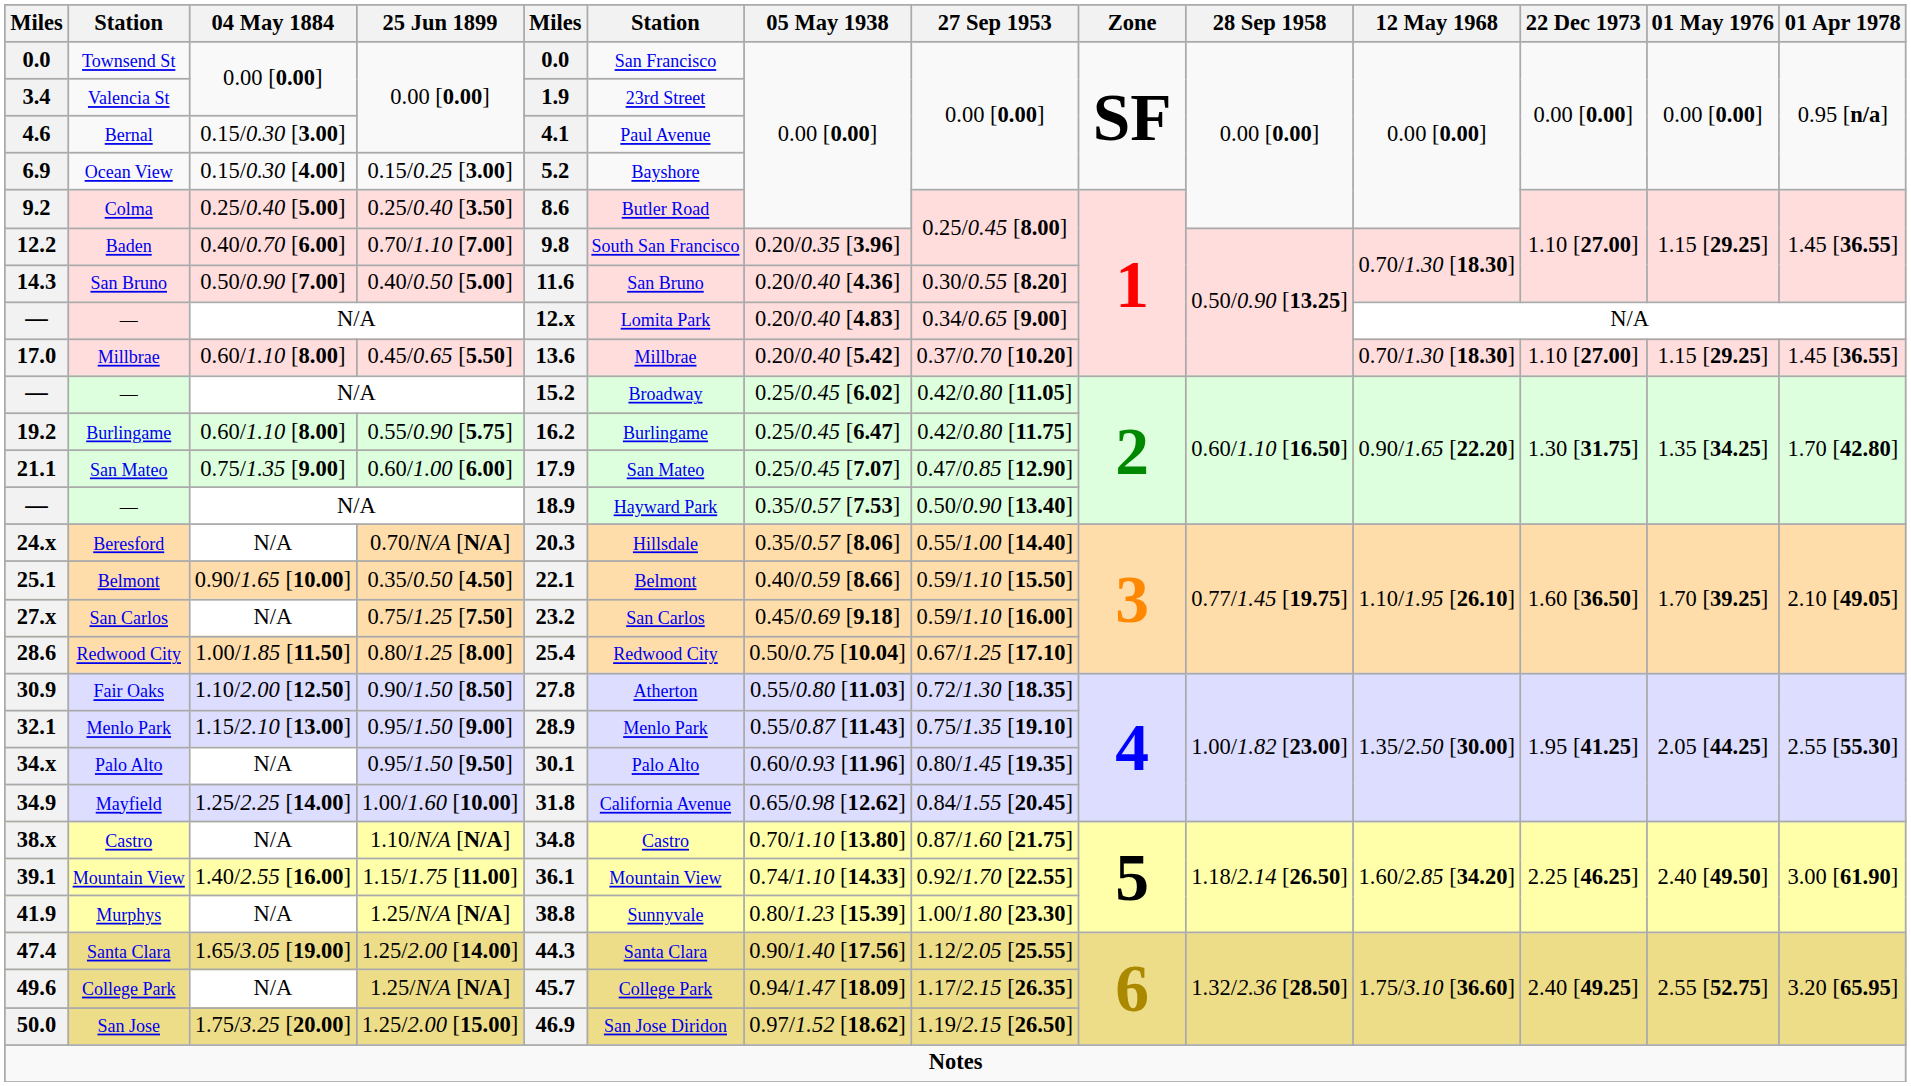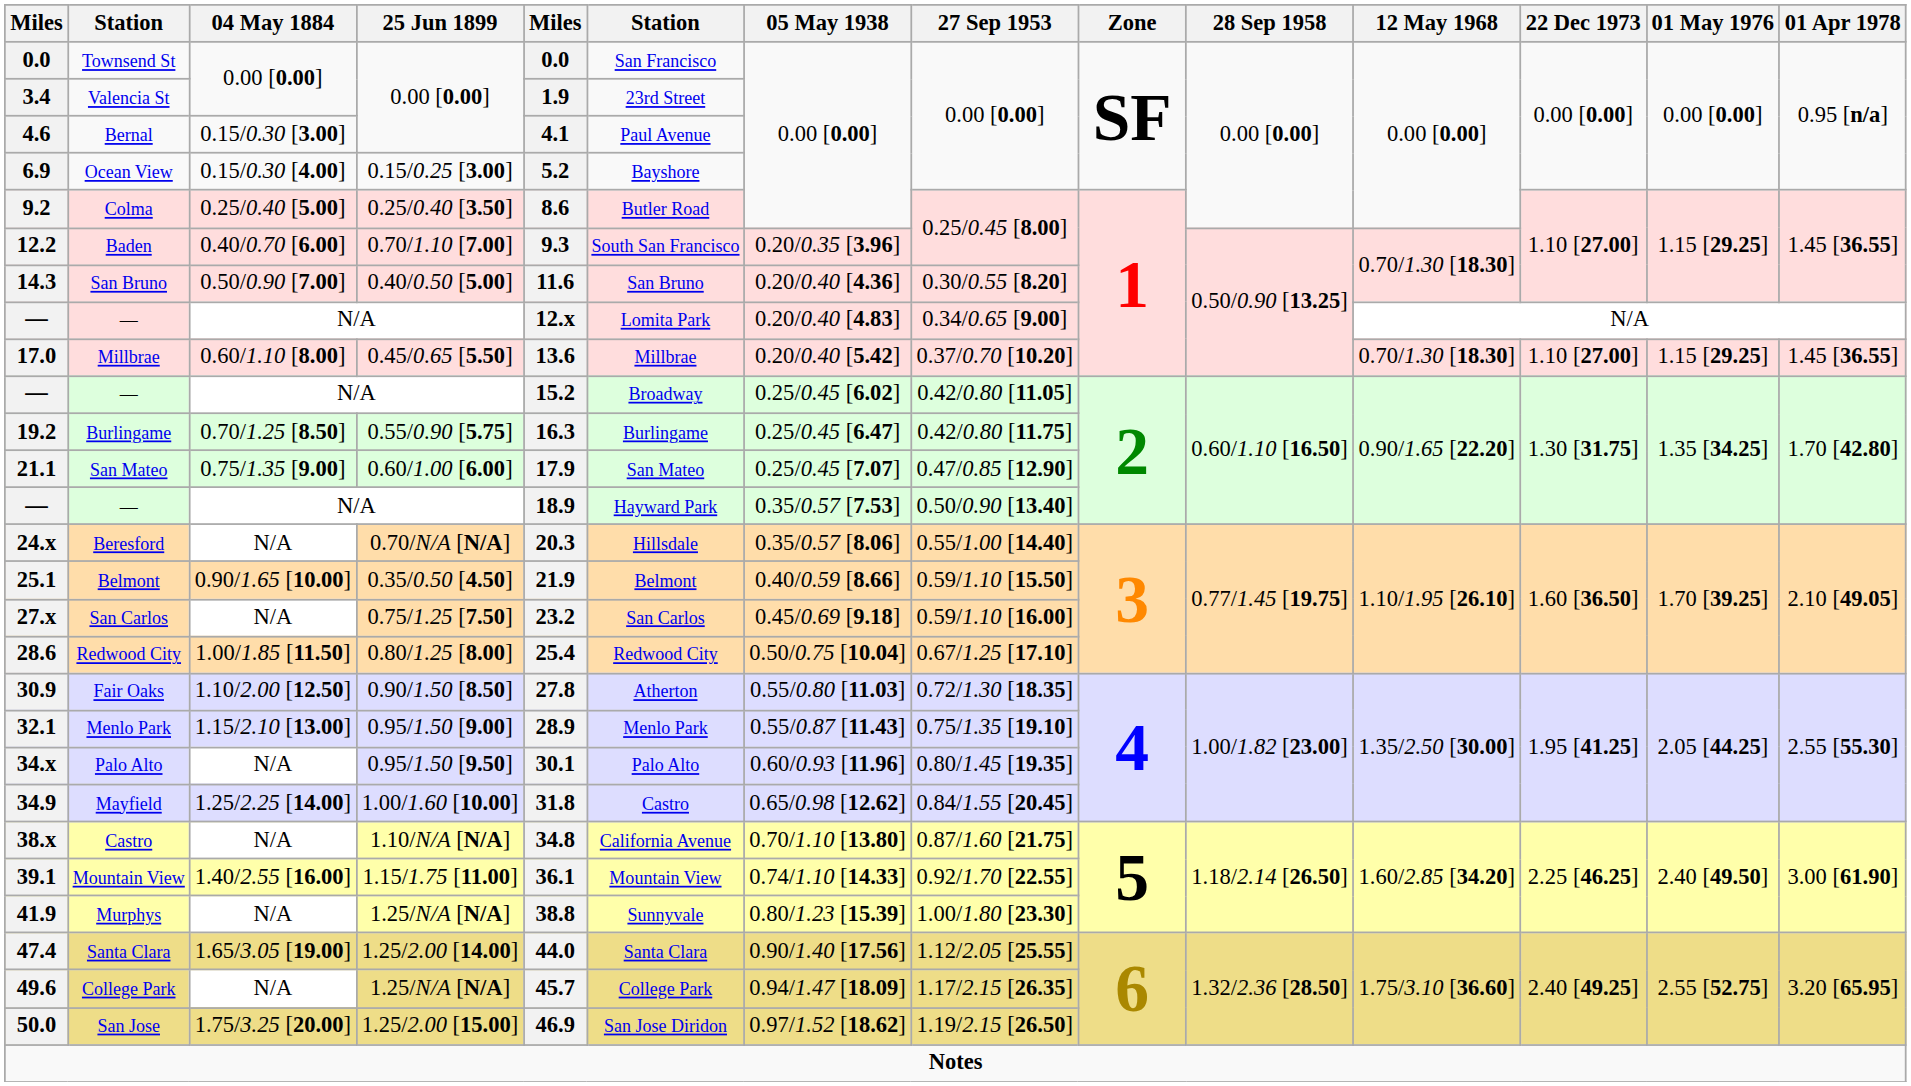(555, 245) 9.8 -> (555, 245) 9.3
(273, 431) 0.60/1.10 [8.00] -> (273, 431) 0.70/1.25 [8.50]
(555, 431) 16.2 -> (555, 431) 16.3
(555, 579) 22.1 -> (555, 579) 21.9
(665, 803) California Avenue -> (665, 803) Castro
(665, 840) Castro -> (665, 840) California Avenue
(555, 950) 44.3 -> (555, 950) 44.0
